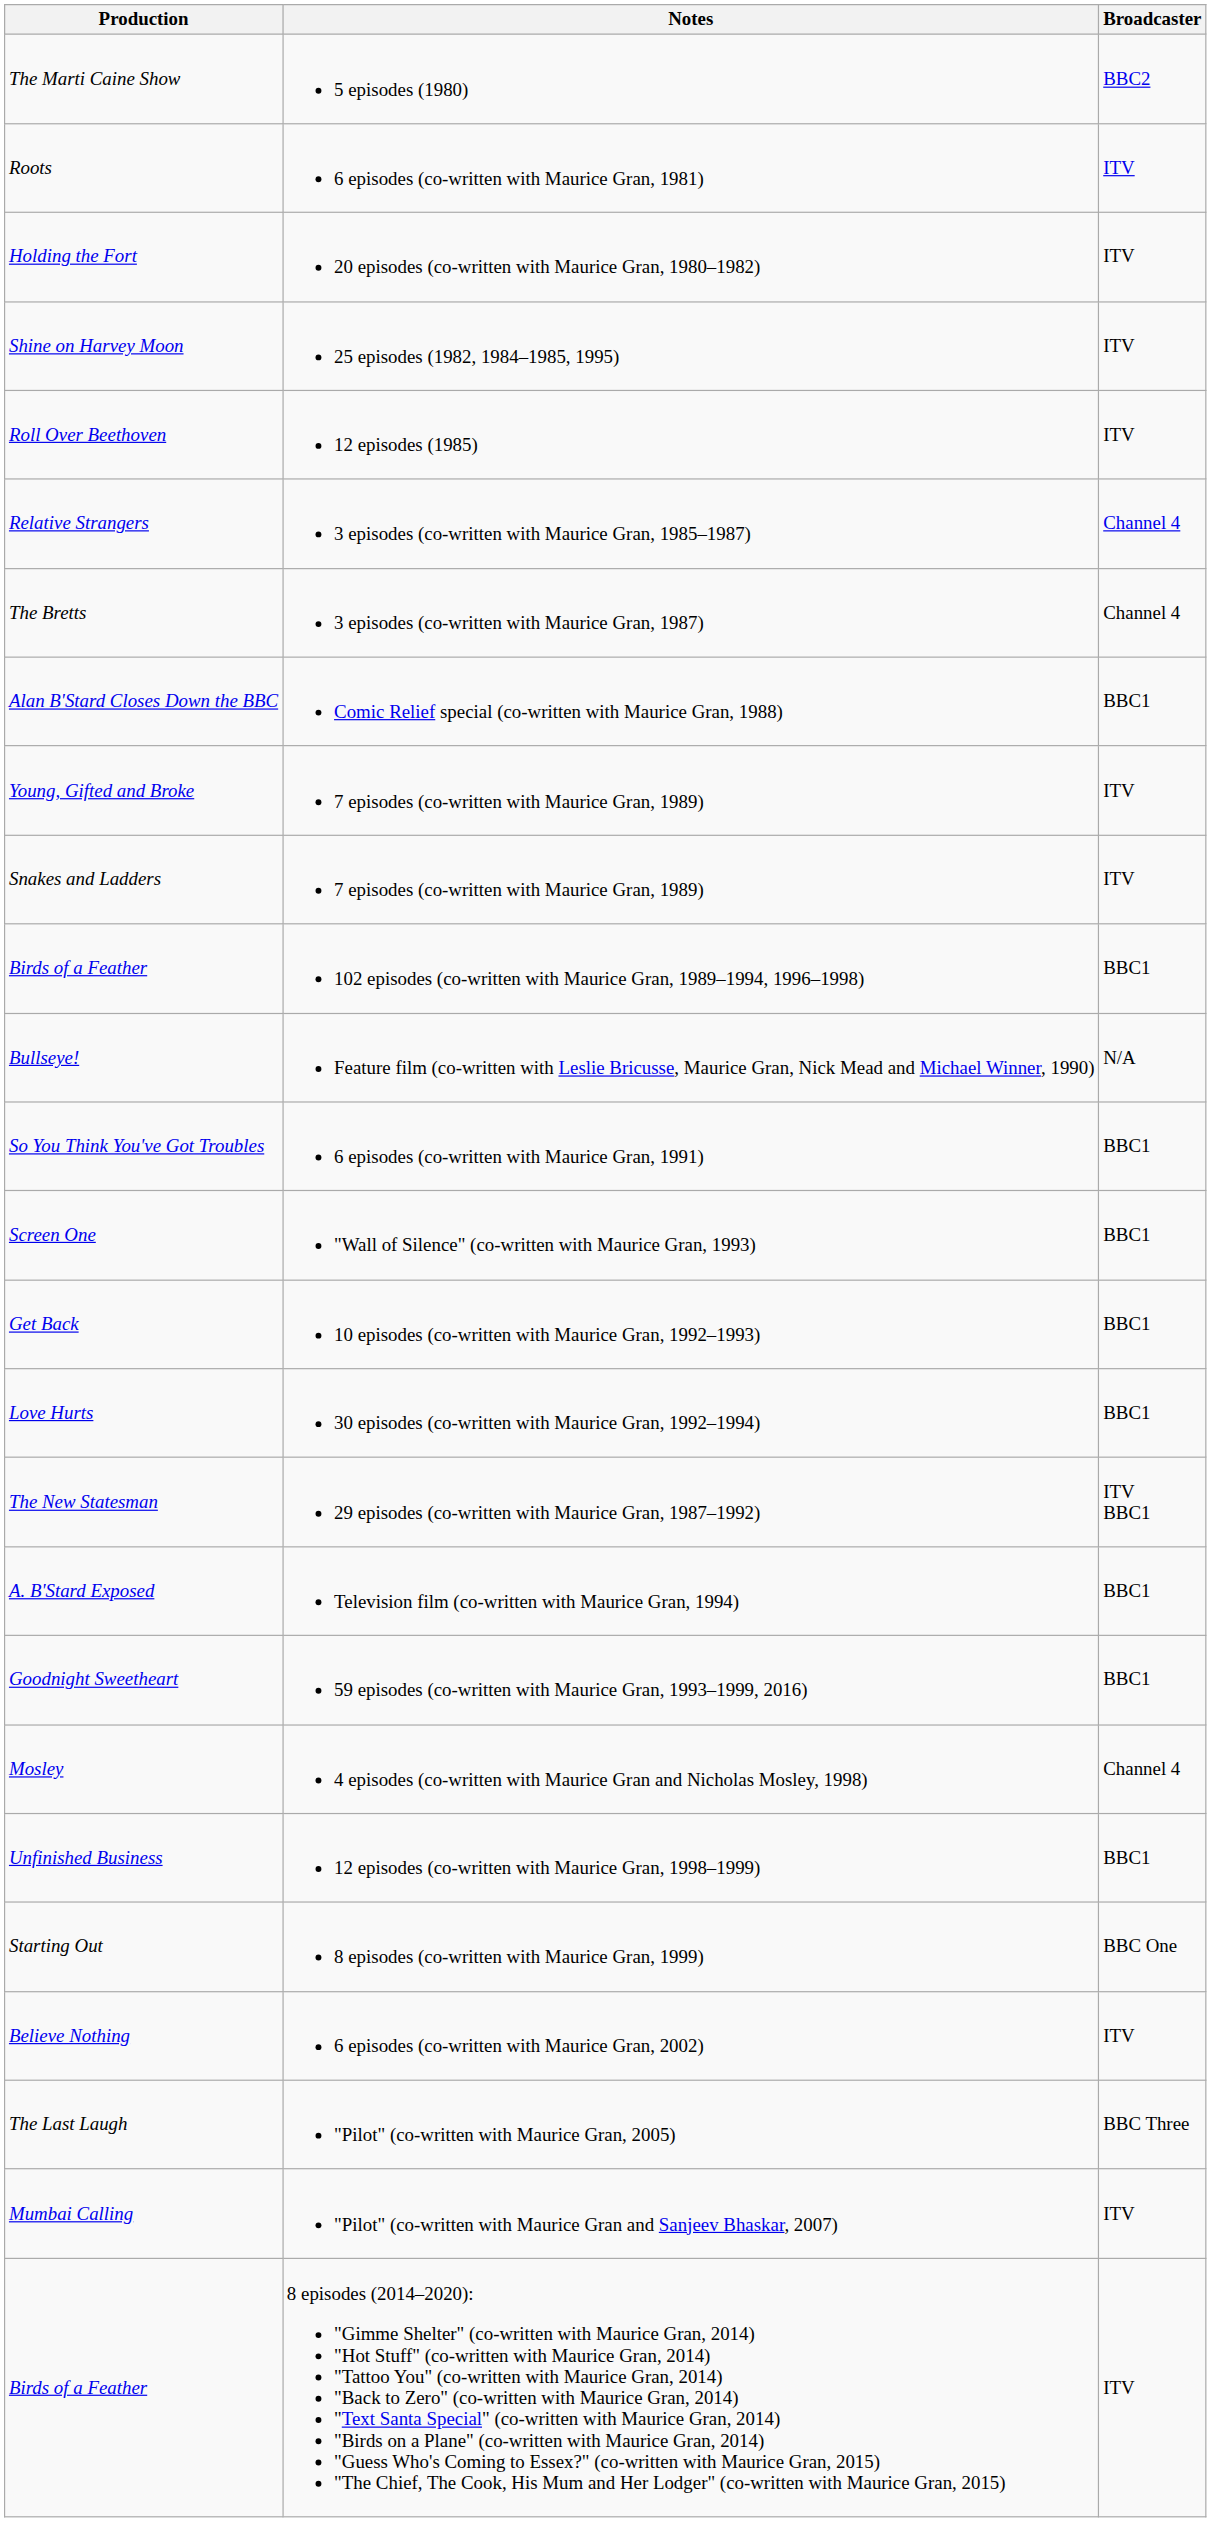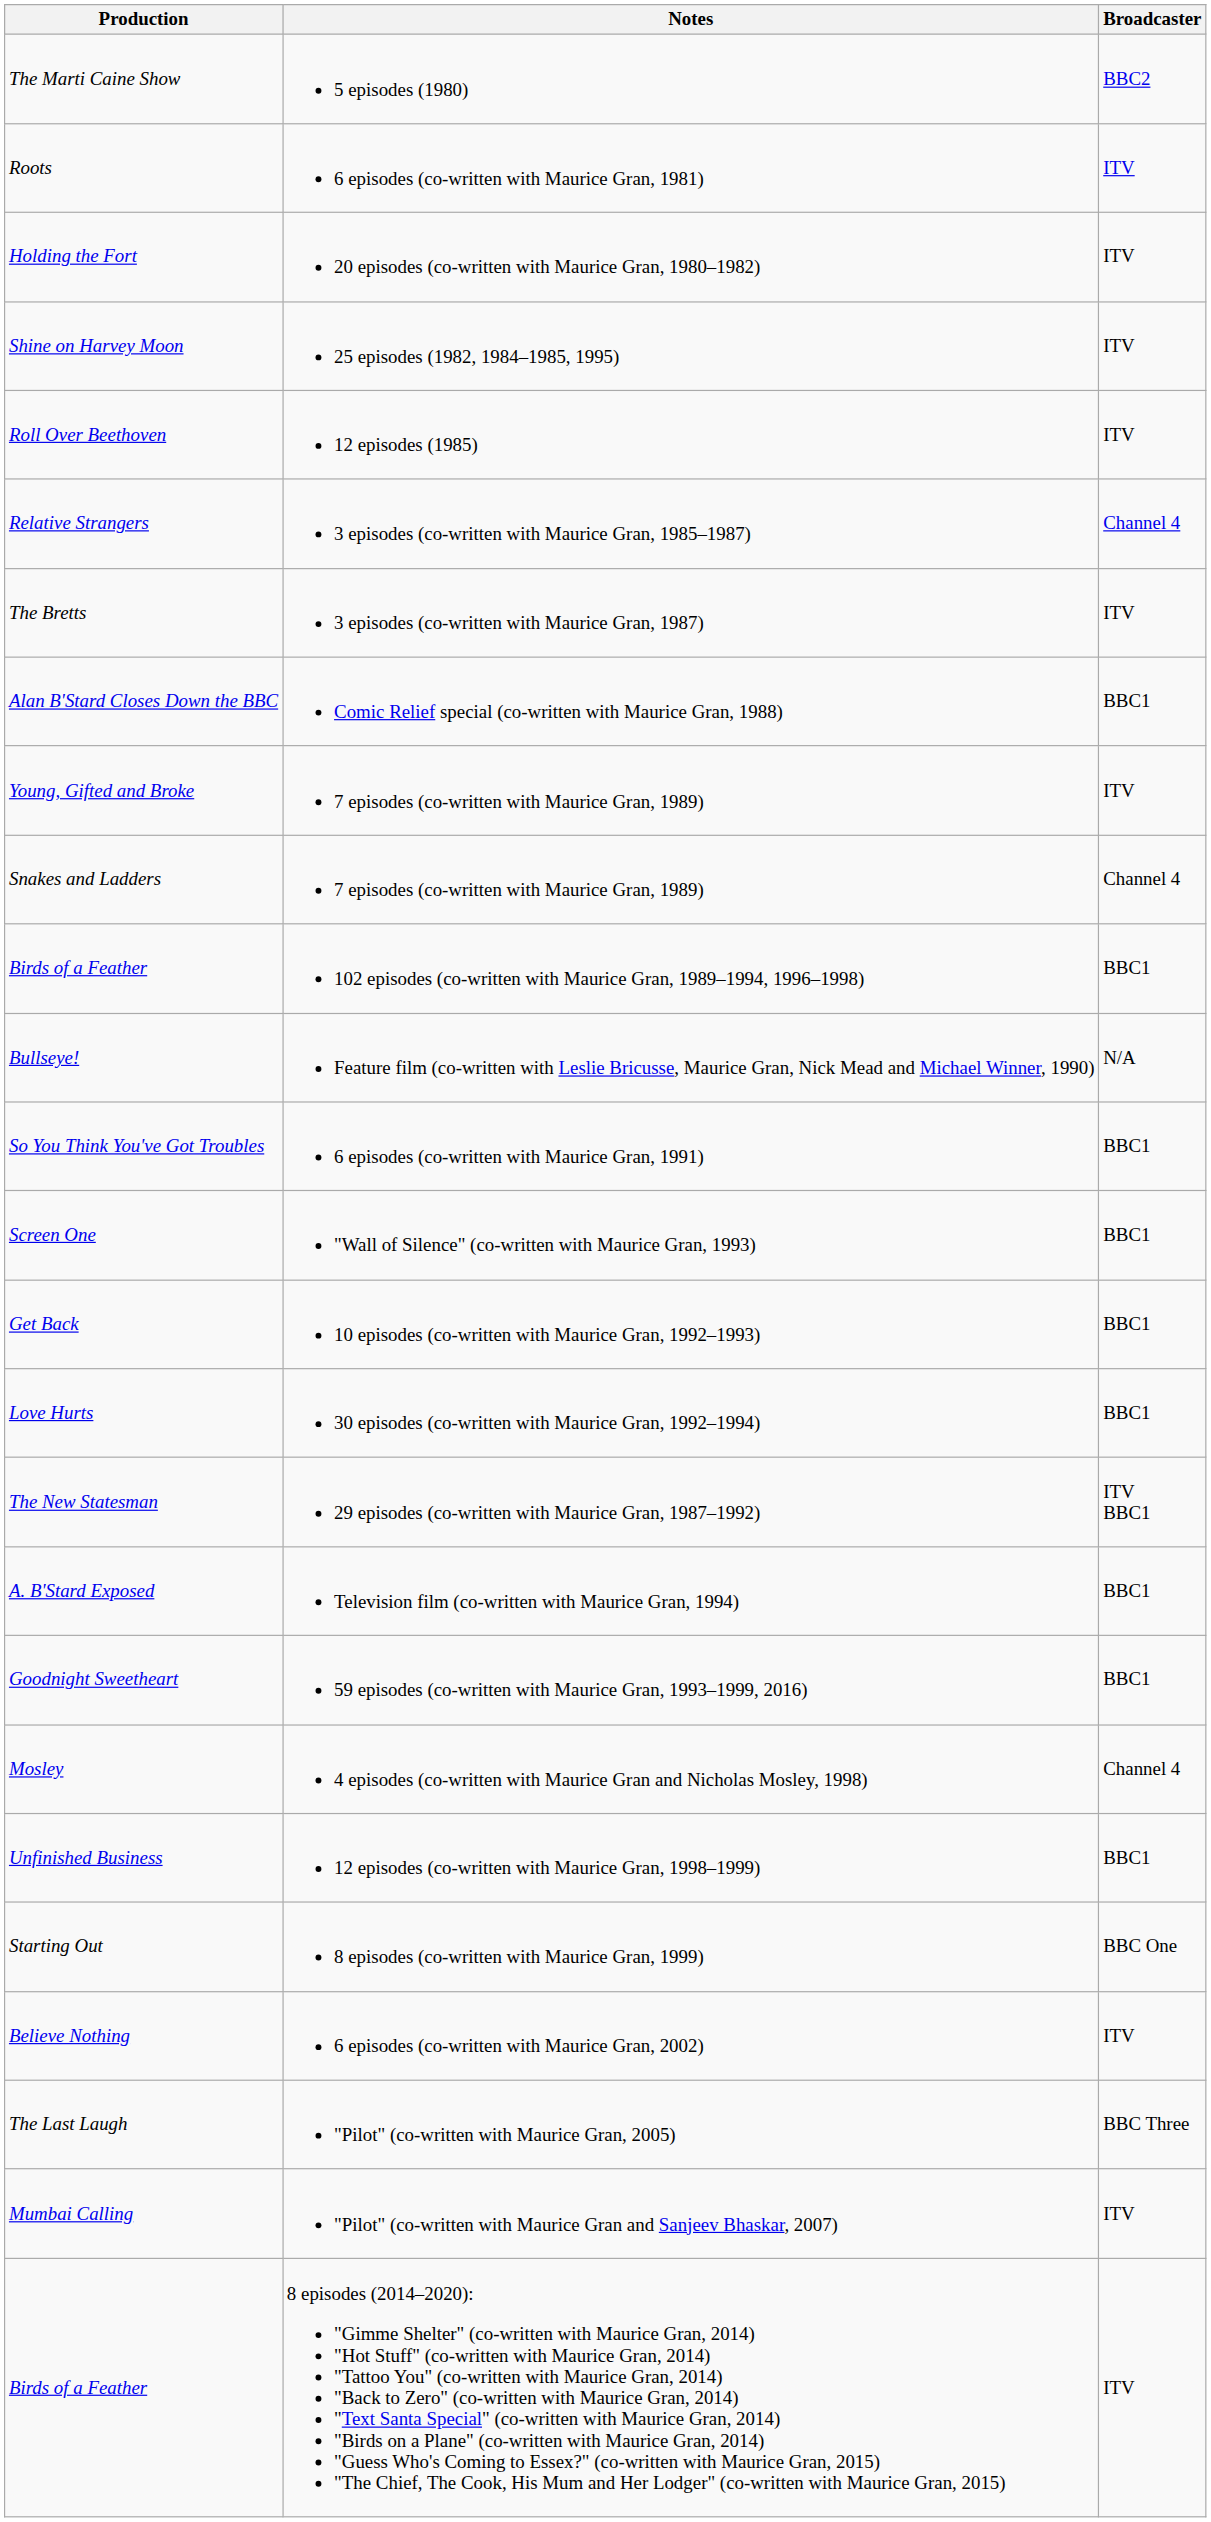(1142, 612) Channel 4 -> (1119, 612) ITV
(1119, 879) ITV -> (1142, 879) Channel 4
